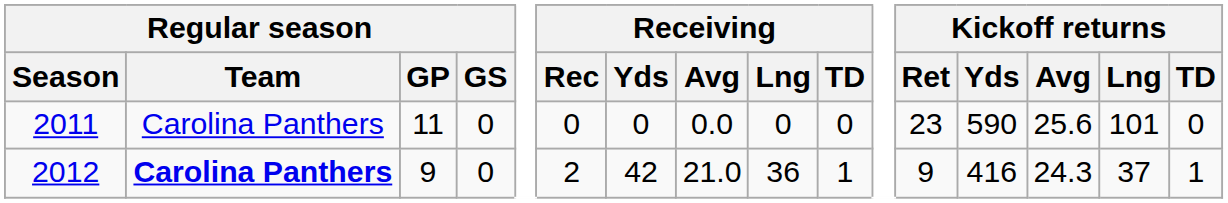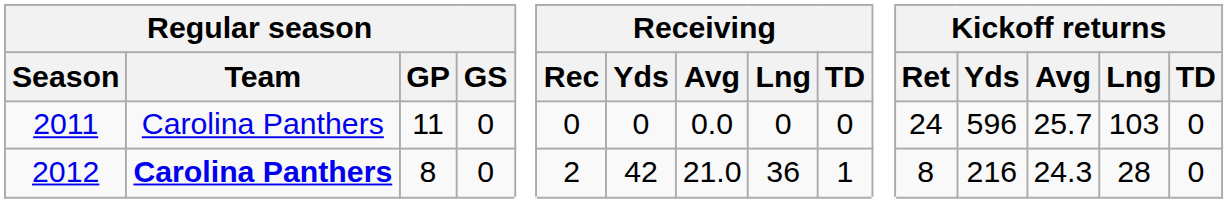(926, 124) 23 -> (926, 124) 24
(992, 124) 590 -> (992, 124) 596
(1063, 124) 25.6 -> (1063, 124) 25.7
(1134, 124) 101 -> (1134, 124) 103
(428, 172) 9 -> (428, 172) 8
(926, 172) 9 -> (926, 172) 8
(992, 172) 416 -> (992, 172) 216
(1134, 172) 37 -> (1134, 172) 28
(1196, 172) 1 -> (1196, 172) 0
